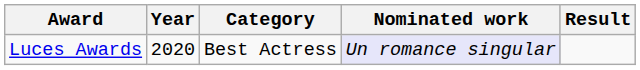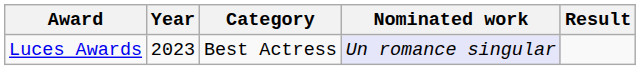(173, 50) 2020 -> (173, 50) 2023
